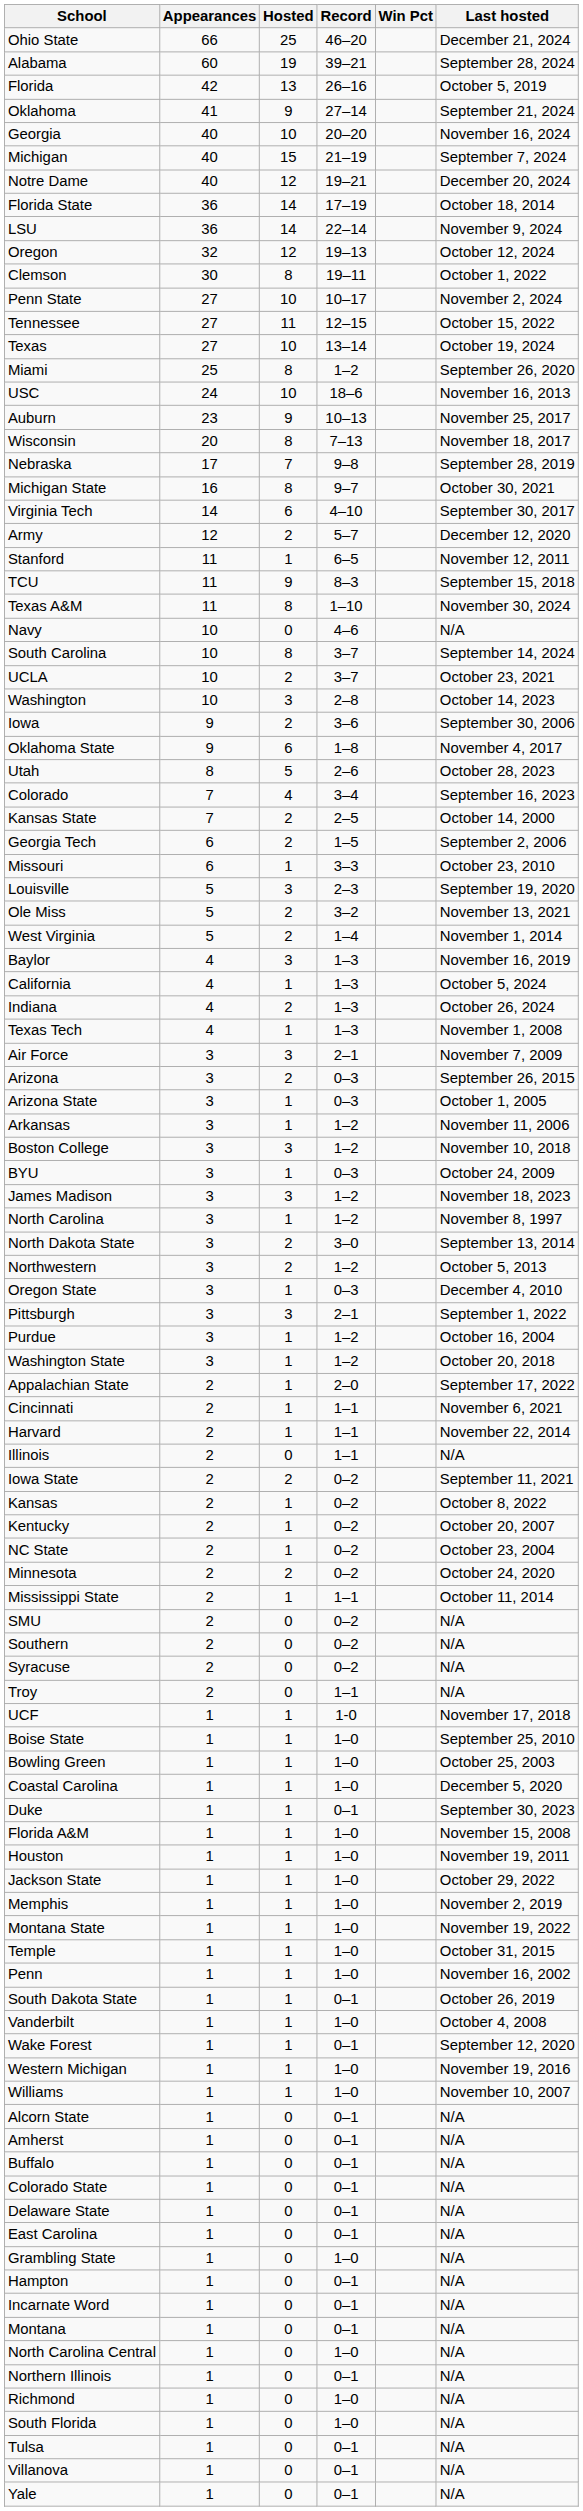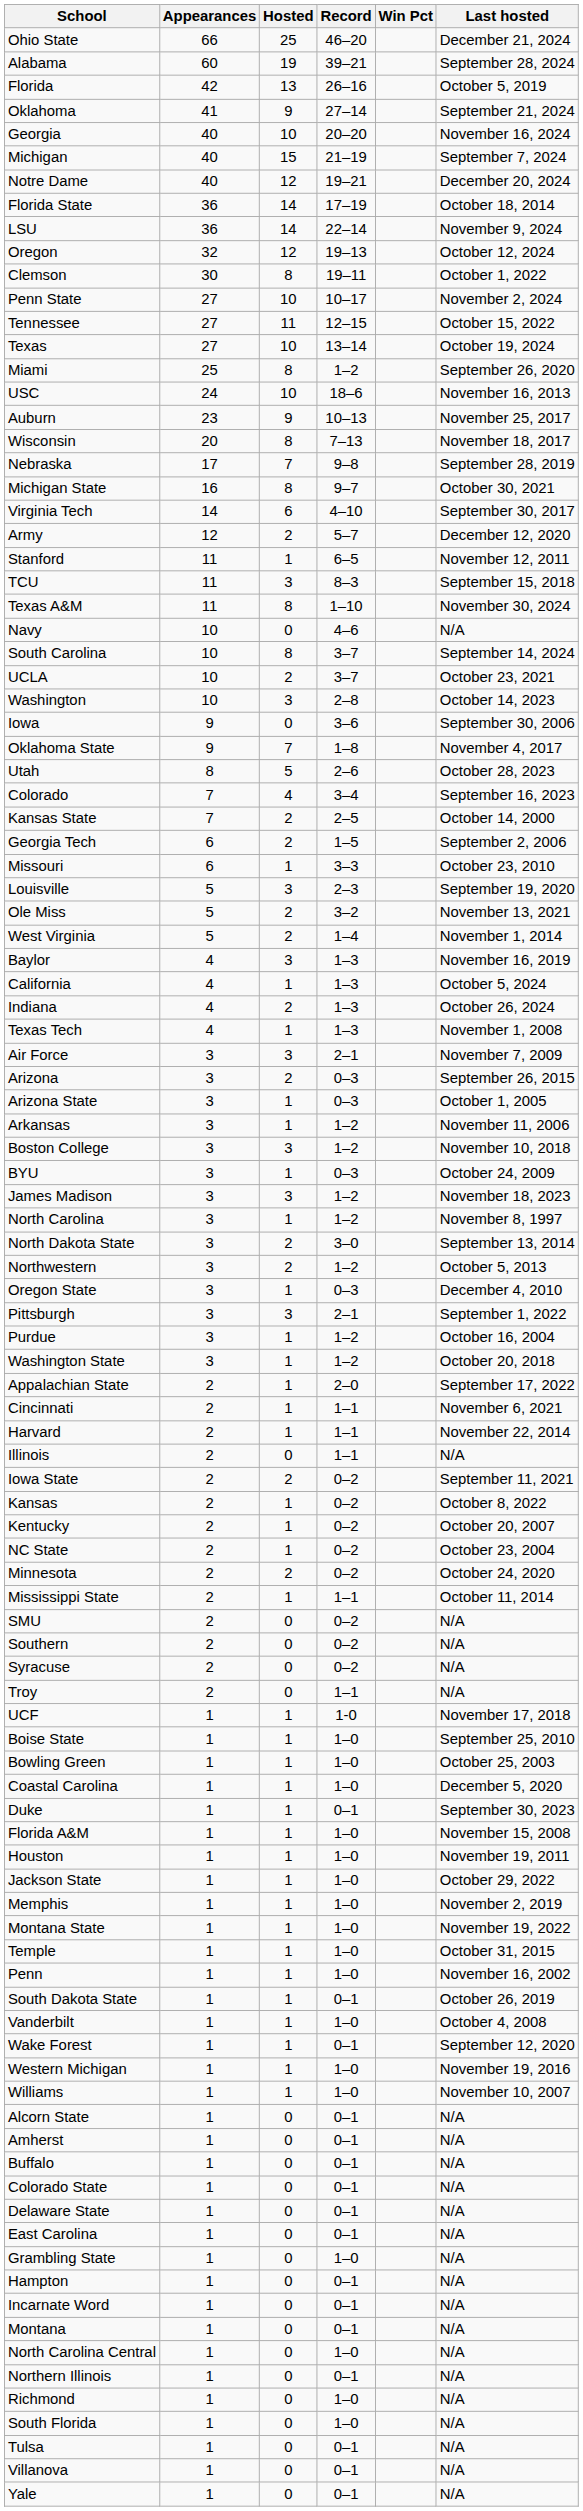(288, 582) 9 -> (288, 582) 3
(288, 724) 2 -> (288, 724) 0
(288, 747) 6 -> (288, 747) 7
